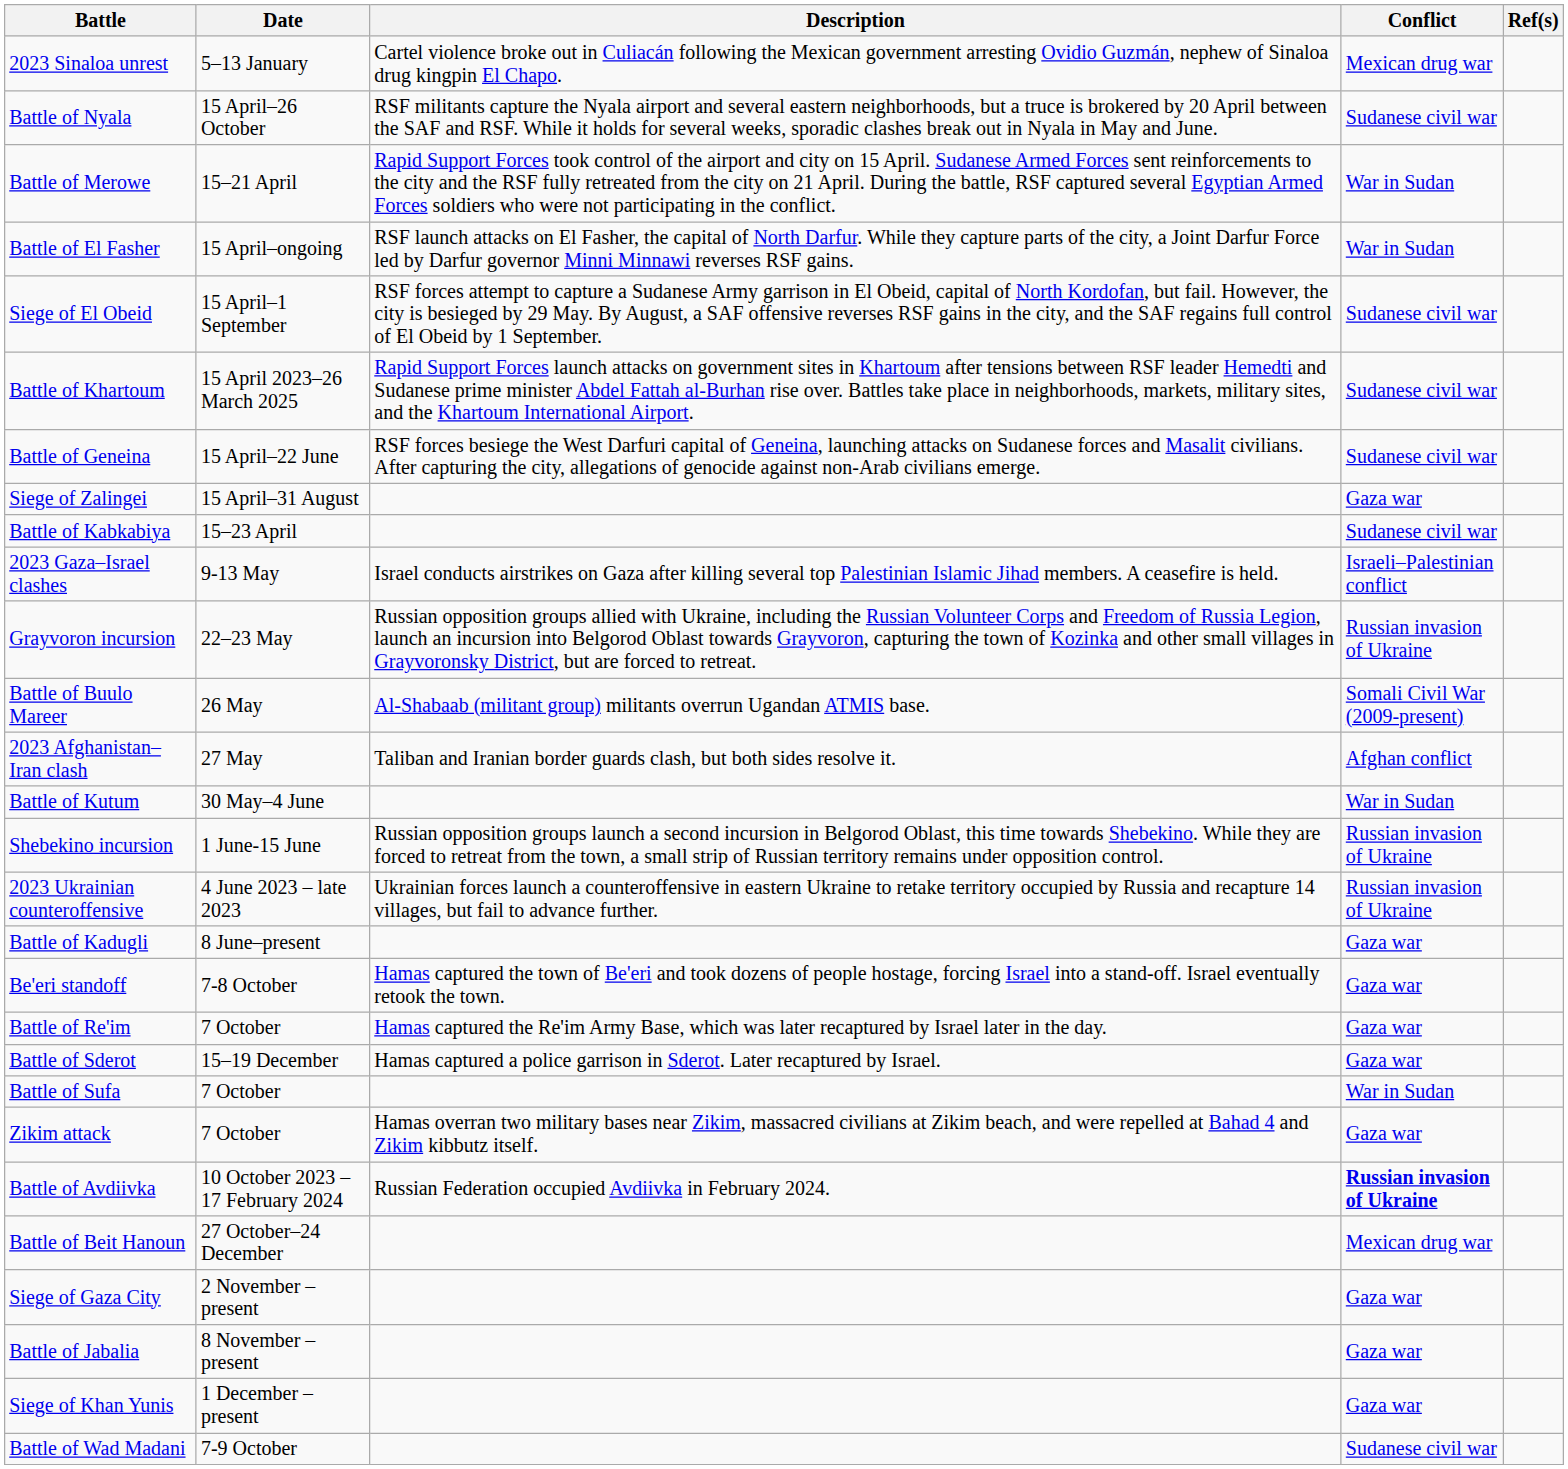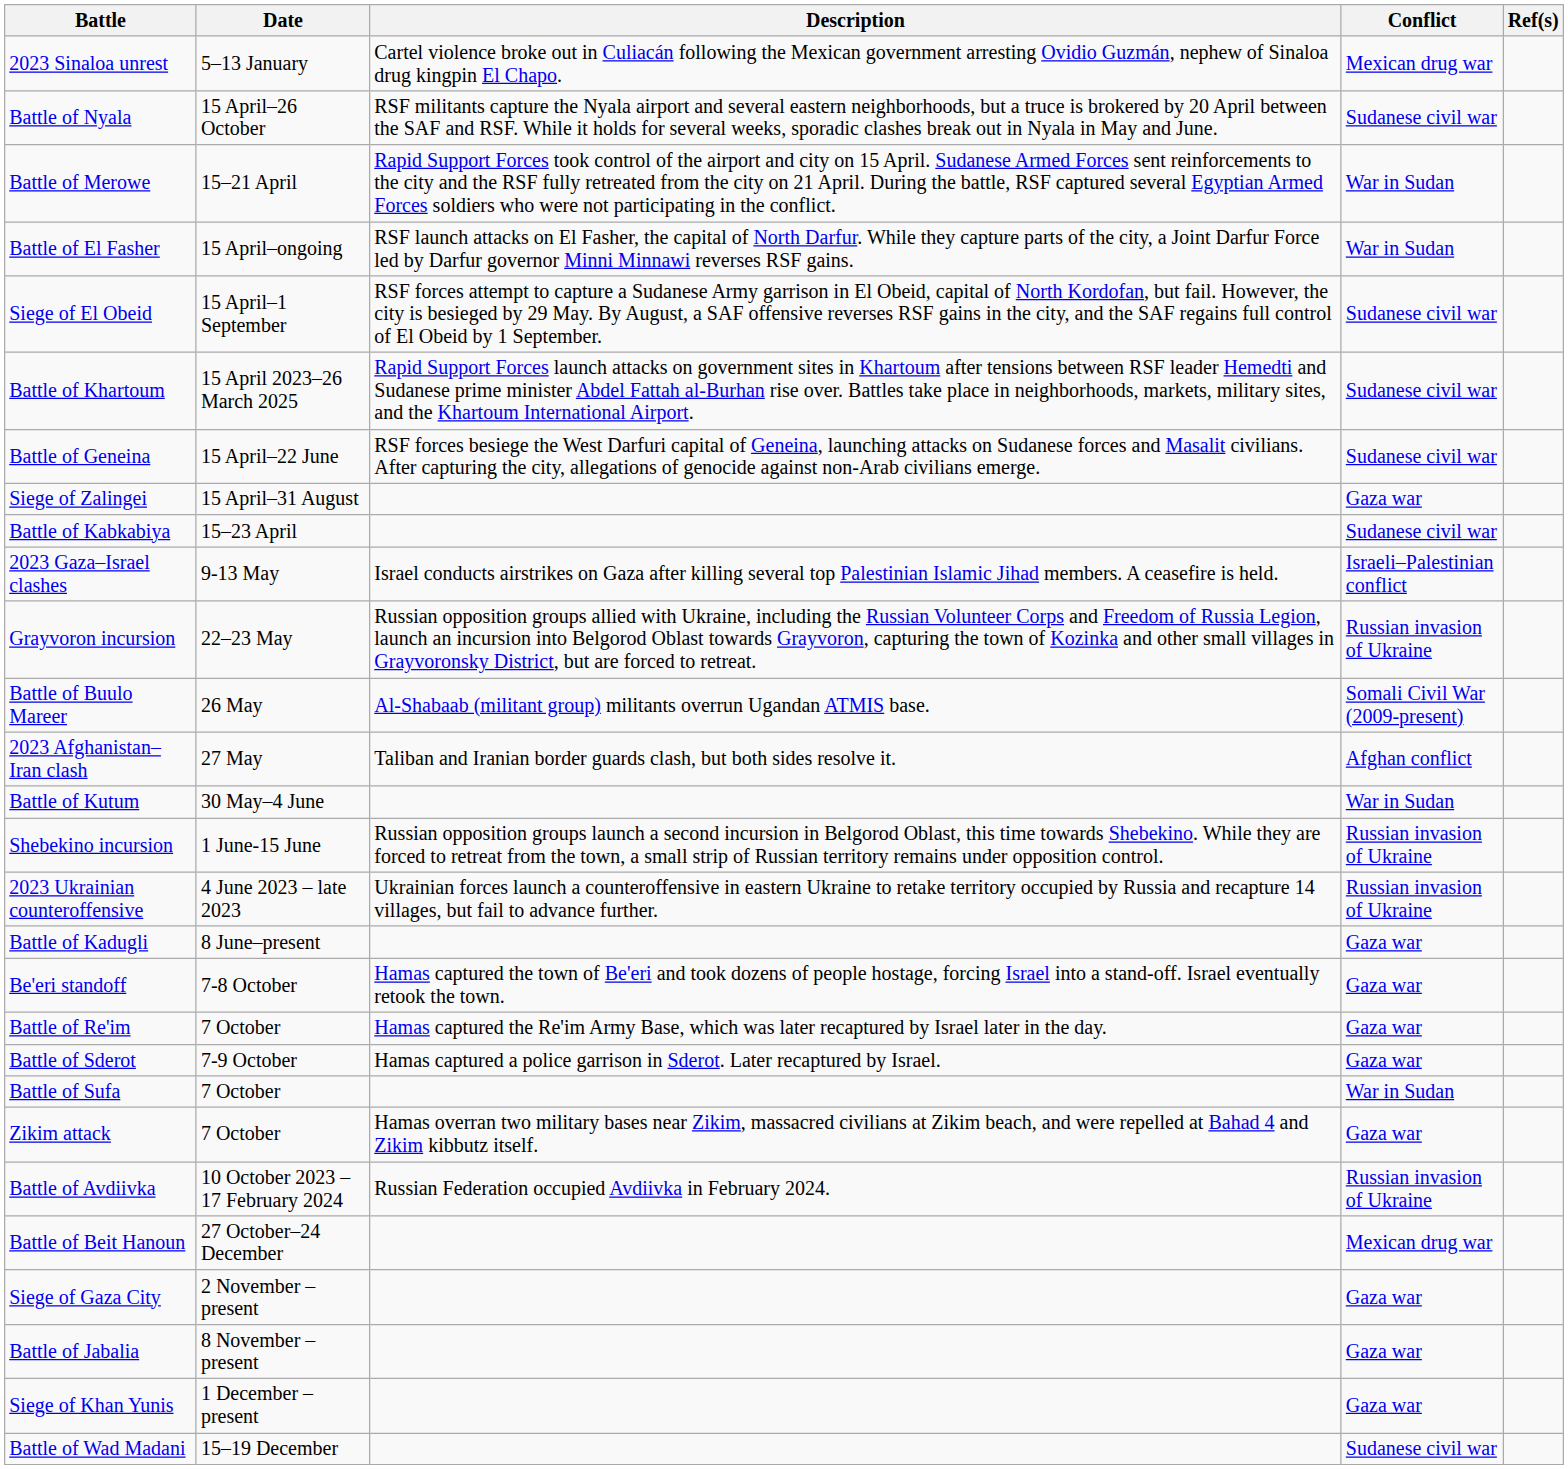(269, 1059) 15–19 December -> (249, 1059) 7-9 October
(1418, 1188) bold -> (1414, 1188) normal
(249, 1448) 7-9 October -> (269, 1448) 15–19 December
